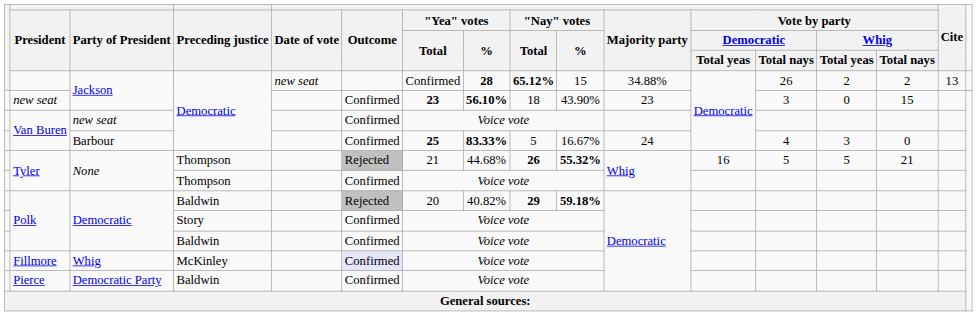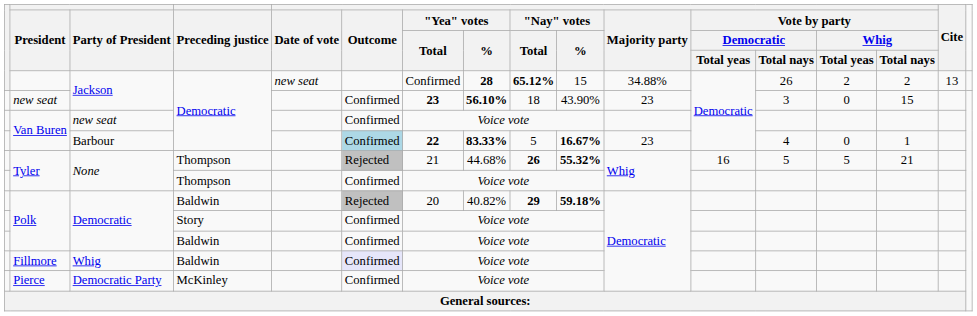(372, 140) no background -> (372, 140) lightblue background
(433, 140) 25 -> (433, 140) 22
(580, 140) normal -> (580, 140) bold
(647, 140) 24 -> (647, 140) 23
(847, 140) 3 -> (847, 140) 0
(907, 140) 0 -> (907, 140) 1
(202, 260) McKinley -> (198, 260) Baldwin
(198, 280) Baldwin -> (202, 280) McKinley
